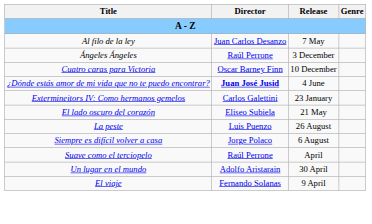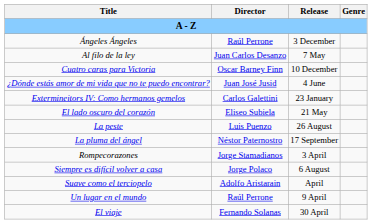rows swapped: (108, 41) <-> (108, 55)
(250, 84) bold -> (250, 84) normal
+ row: (108, 141)
+ row: (108, 155)
(250, 155) Raúl Perrone -> (250, 183) Adolfo Aristarain
(250, 169) Adolfo Aristarain -> (250, 198) Raúl Perrone
(313, 169) 30 April -> (314, 198) 9 April
(313, 183) 9 April -> (314, 212) 30 April
